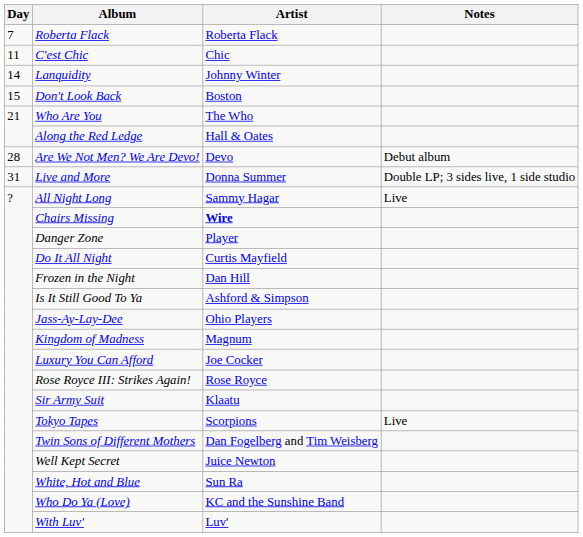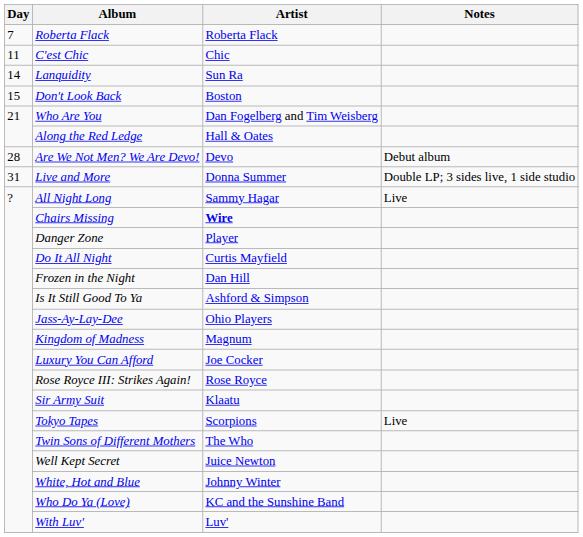(243, 75) Johnny Winter -> (224, 75) Sun Ra
(229, 116) The Who -> (292, 116) Dan Fogelberg and Tim Weisberg
(292, 440) Dan Fogelberg and Tim Weisberg -> (229, 440) The Who
(224, 481) Sun Ra -> (243, 481) Johnny Winter
